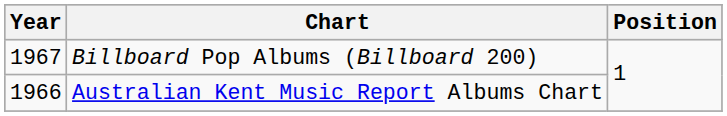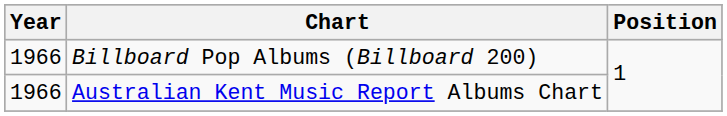(36, 58) 1967 -> (36, 58) 1966
